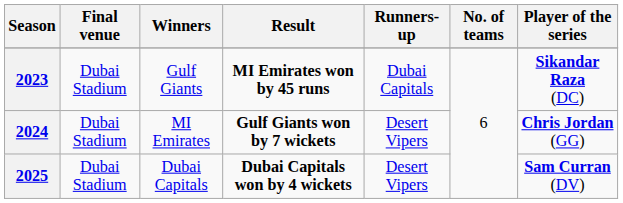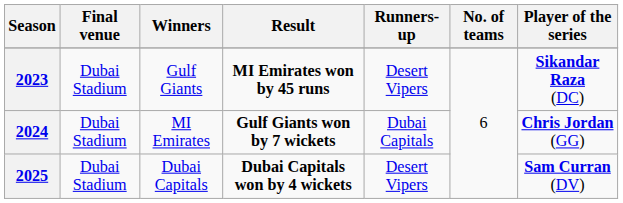(407, 79) Dubai Capitals -> (407, 79) Desert Vipers
(407, 132) Desert Vipers -> (407, 132) Dubai Capitals
